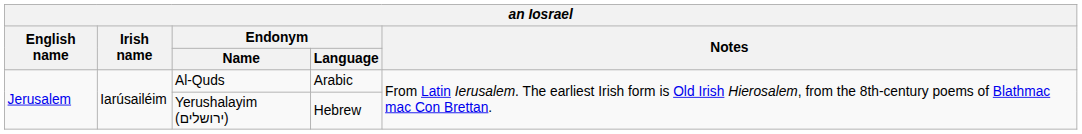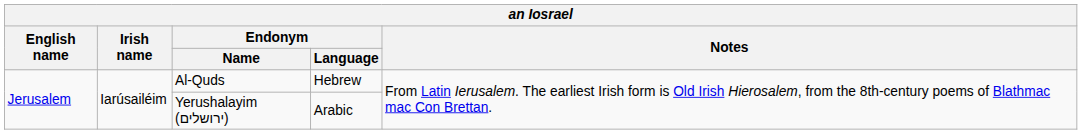(333, 80) Arabic -> (337, 80) Hebrew
(337, 110) Hebrew -> (333, 110) Arabic
